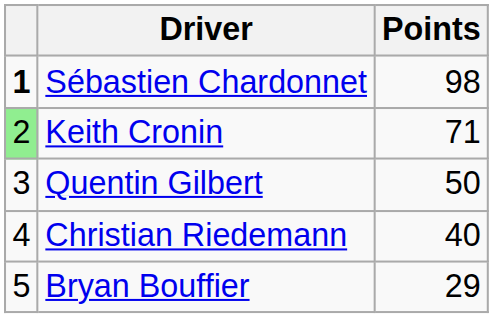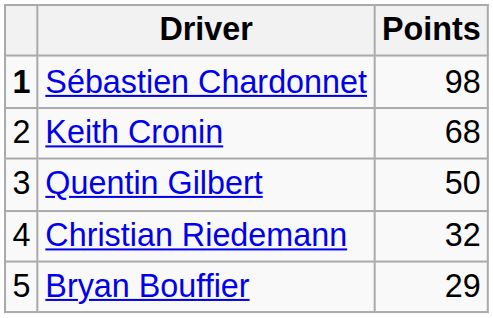(21, 132) lightgreen background -> (21, 132) no background
(463, 132) 71 -> (463, 132) 68
(463, 235) 40 -> (463, 235) 32
